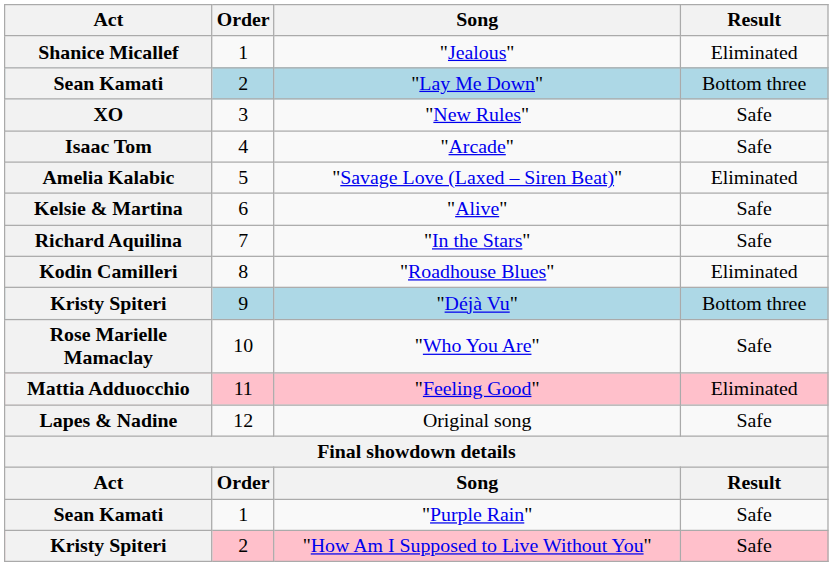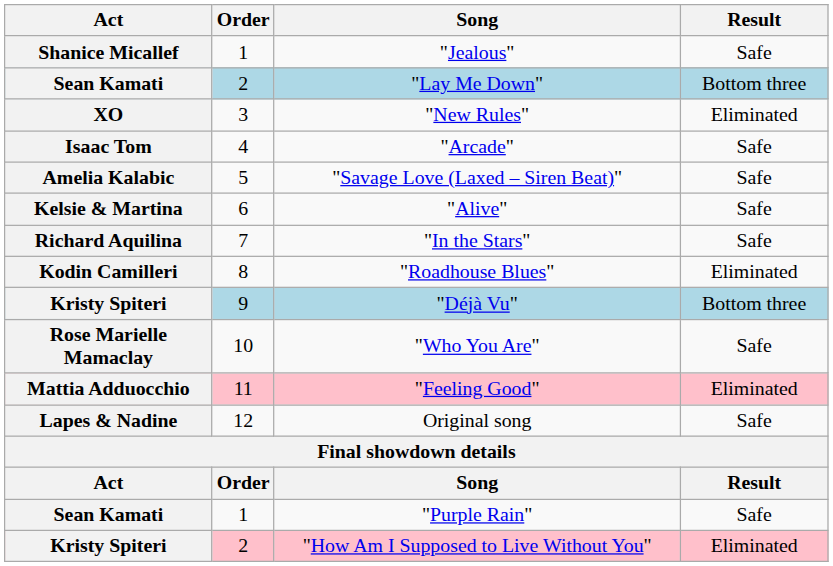(754, 51) Eliminated -> (754, 51) Safe
(754, 114) Safe -> (754, 114) Eliminated
(754, 177) Eliminated -> (754, 177) Safe
(754, 545) Safe -> (754, 545) Eliminated
